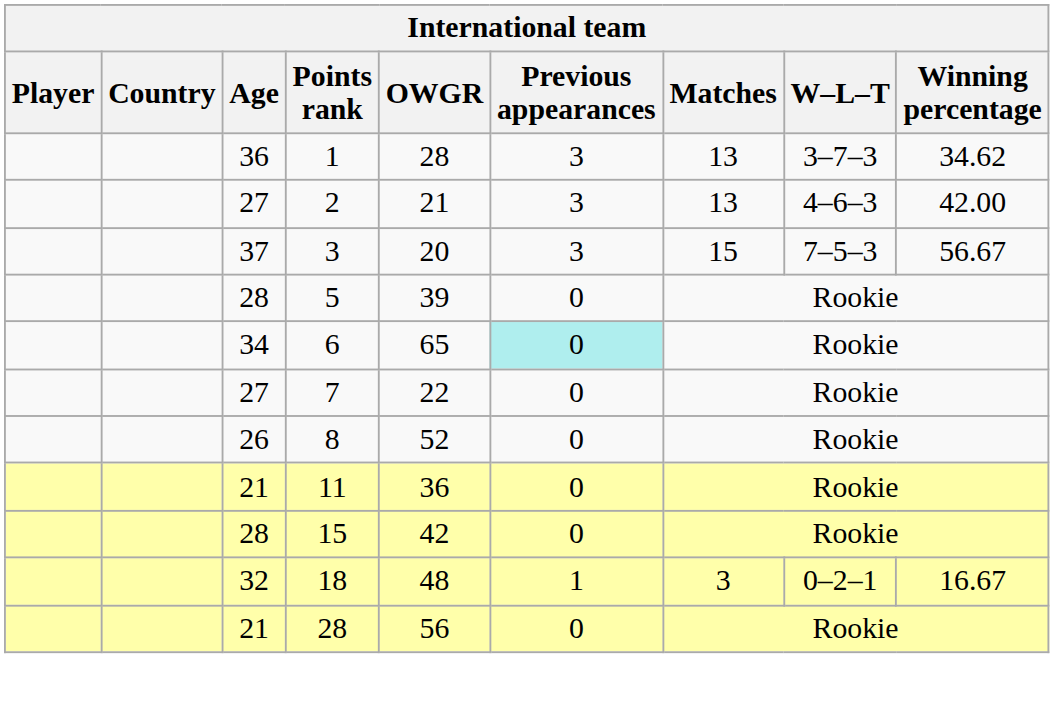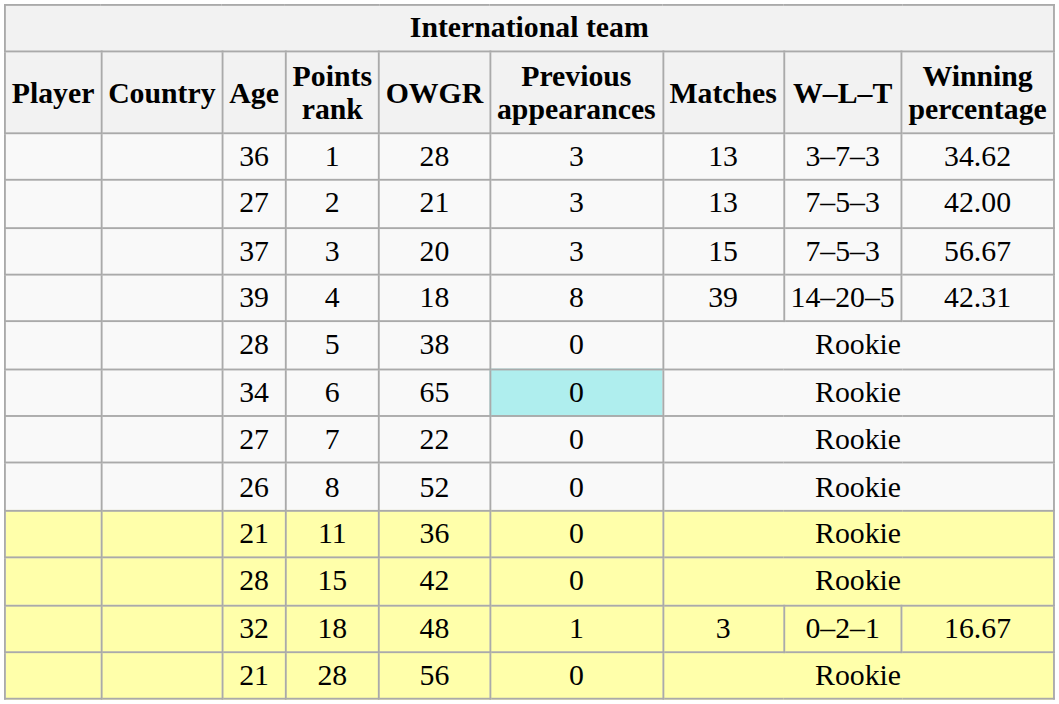(840, 203) 4–6–3 -> (843, 203) 7–5–3
+ row: (332, 297)
(434, 297) 39 -> (434, 344) 38
